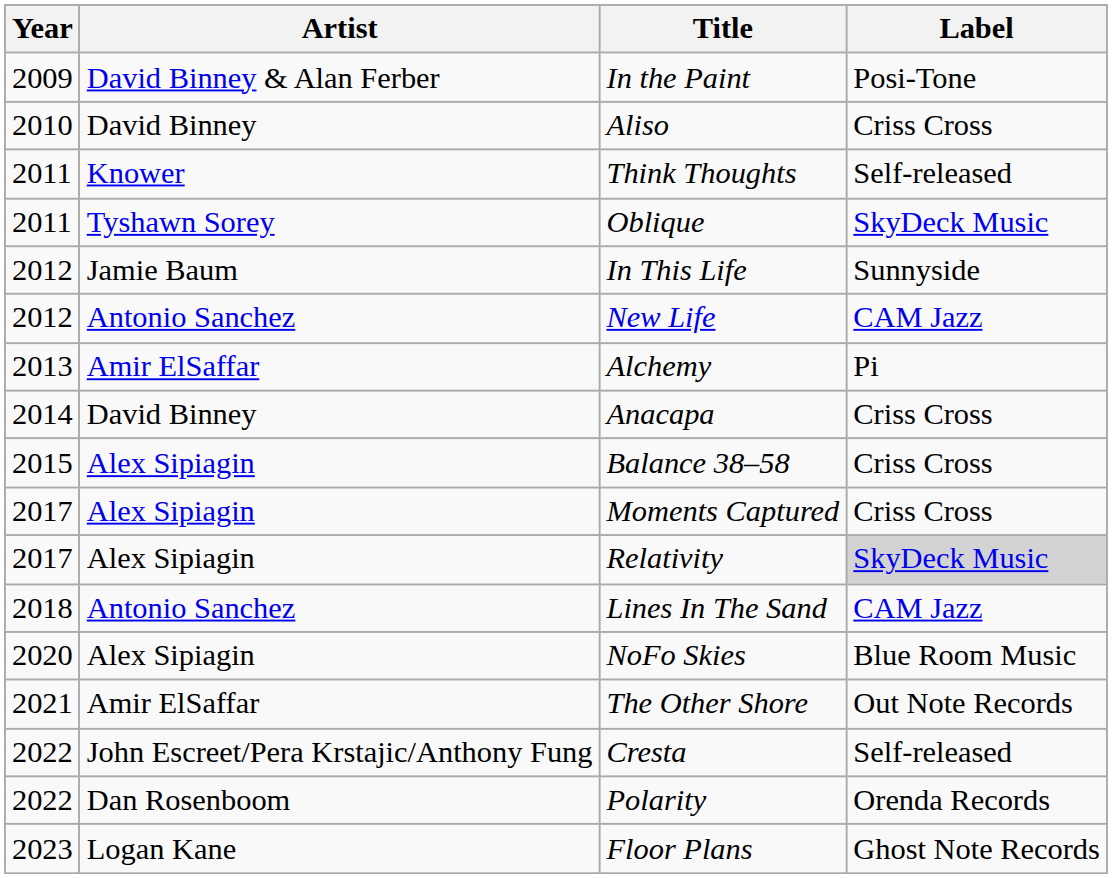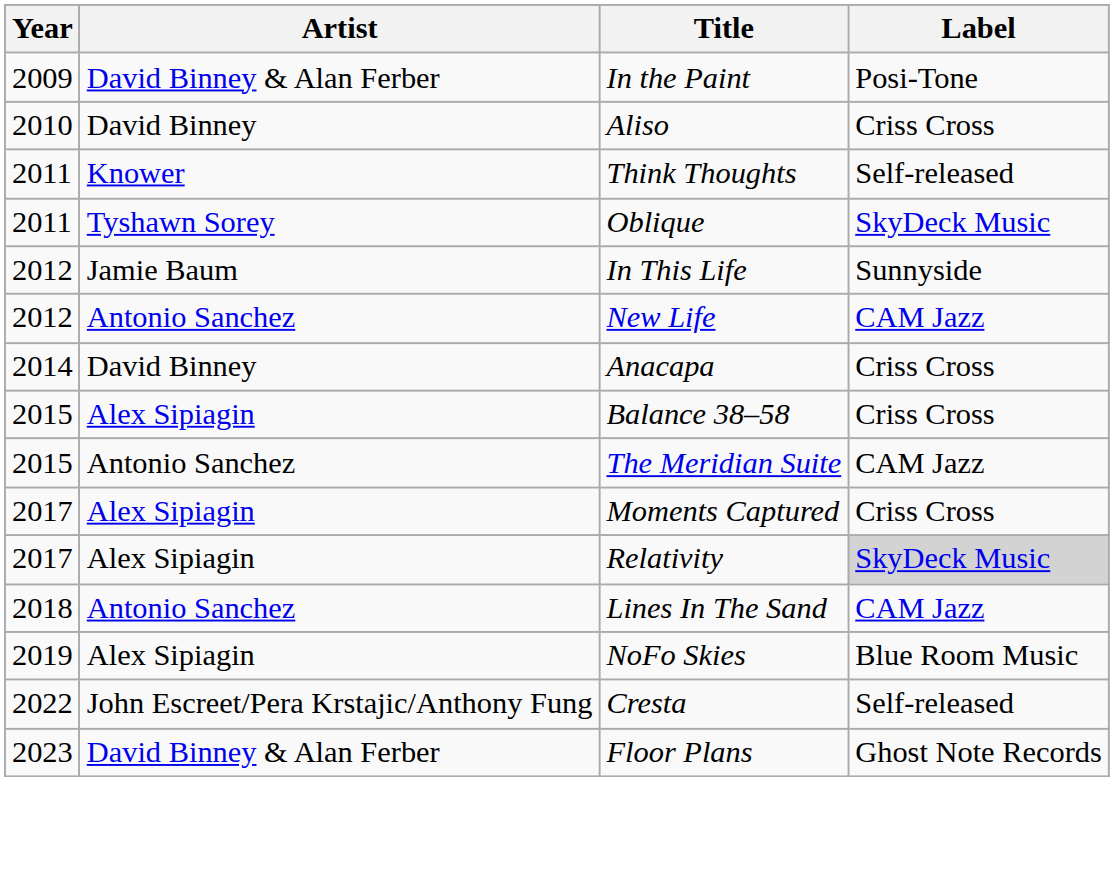- row: (659, 366)
+ row: (724, 462)
(42, 655) 2020 -> (42, 655) 2019
- row: (707, 703)
- row: (656, 800)
(161, 848) Logan Kane -> (263, 751) David Binney & Alan Ferber
